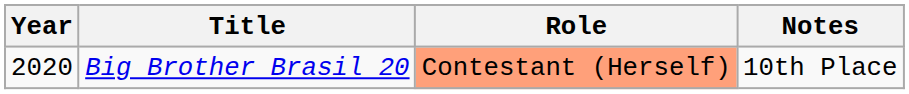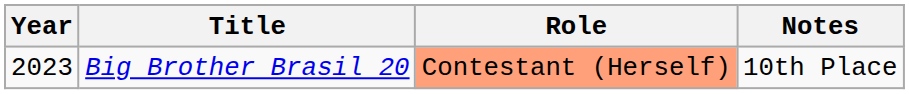(42, 68) 2020 -> (42, 68) 2023
